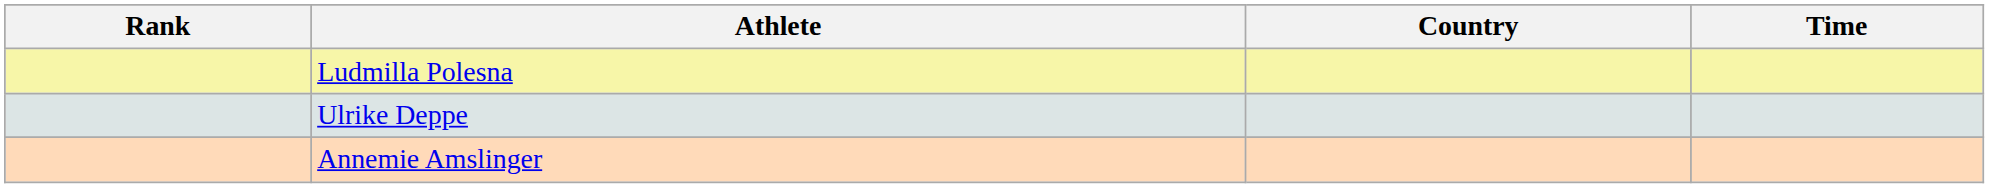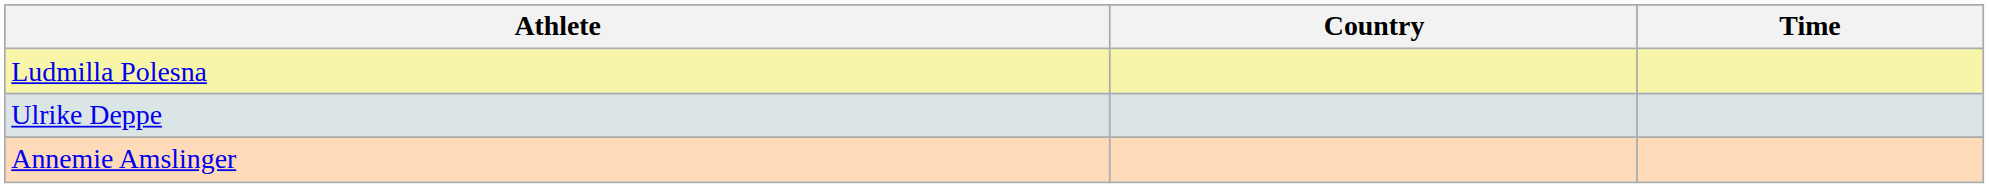- column: (158, 26)
